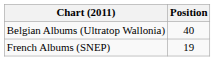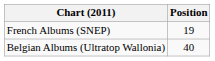rows swapped: (86, 30) <-> (59, 47)
